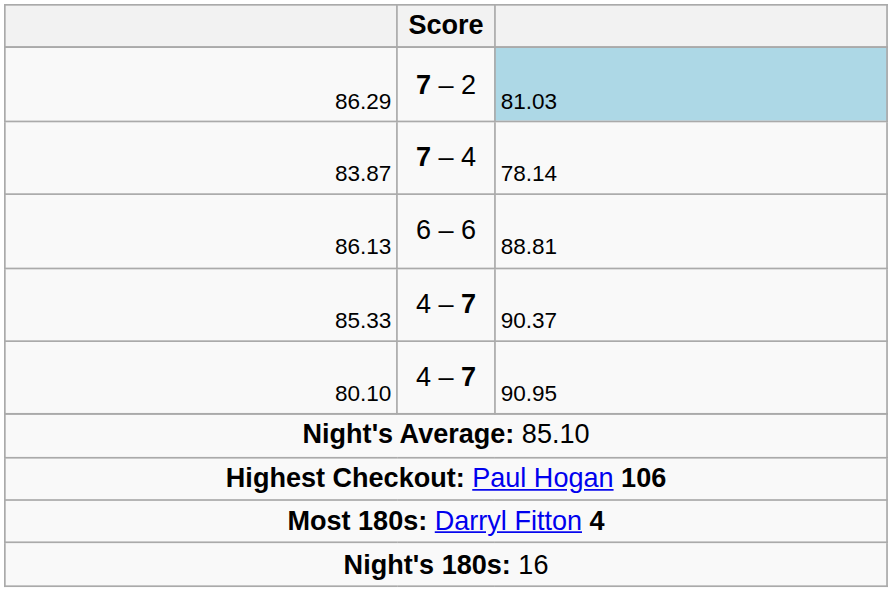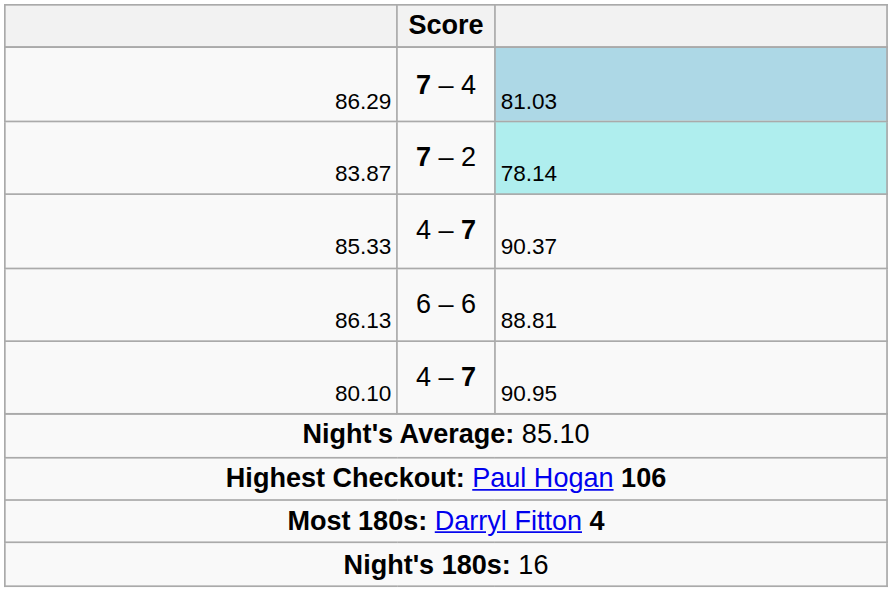(446, 84) 7 – 2 -> (446, 84) 7 – 4
(446, 157) 7 – 4 -> (446, 157) 7 – 2
(529, 174) no background -> (529, 174) paleturquoise background
rows swapped: (363, 320) <-> (363, 247)
